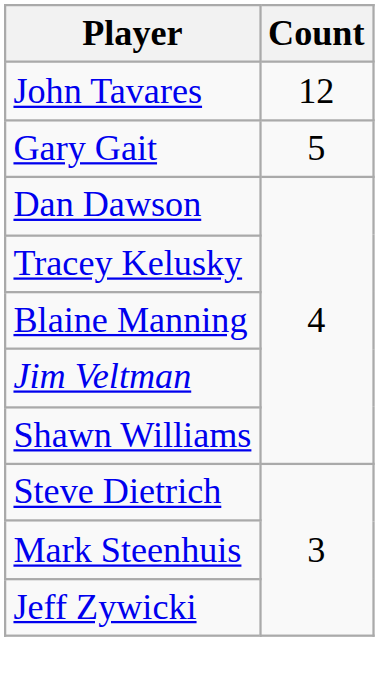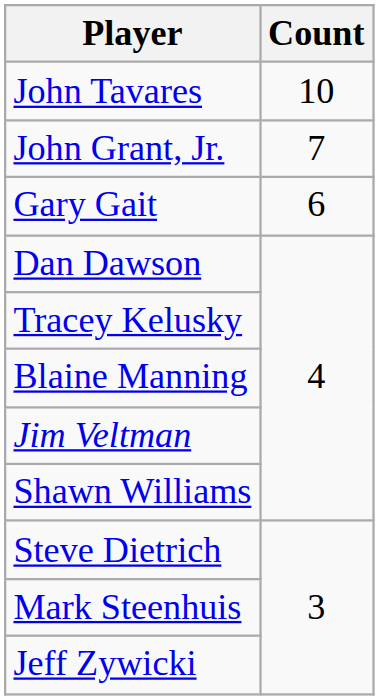(316, 90) 12 -> (316, 90) 10
+ row: (119, 147)
(316, 147) 5 -> (316, 205) 6
